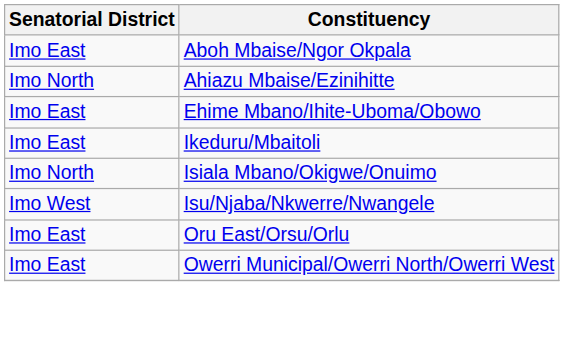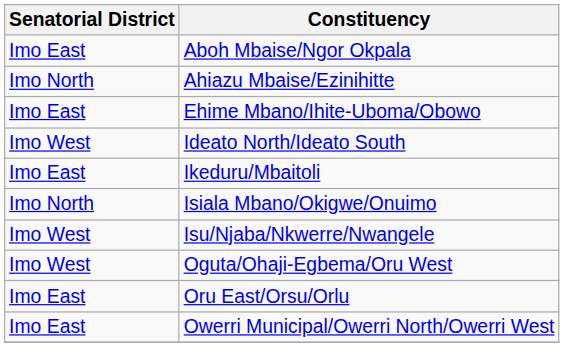+ row: (295, 142)
+ row: (318, 265)
